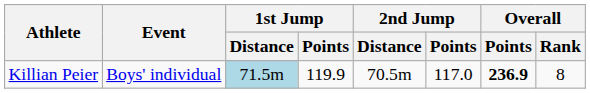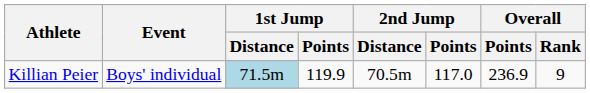(508, 74) bold -> (508, 74) normal
(560, 74) 8 -> (560, 74) 9
